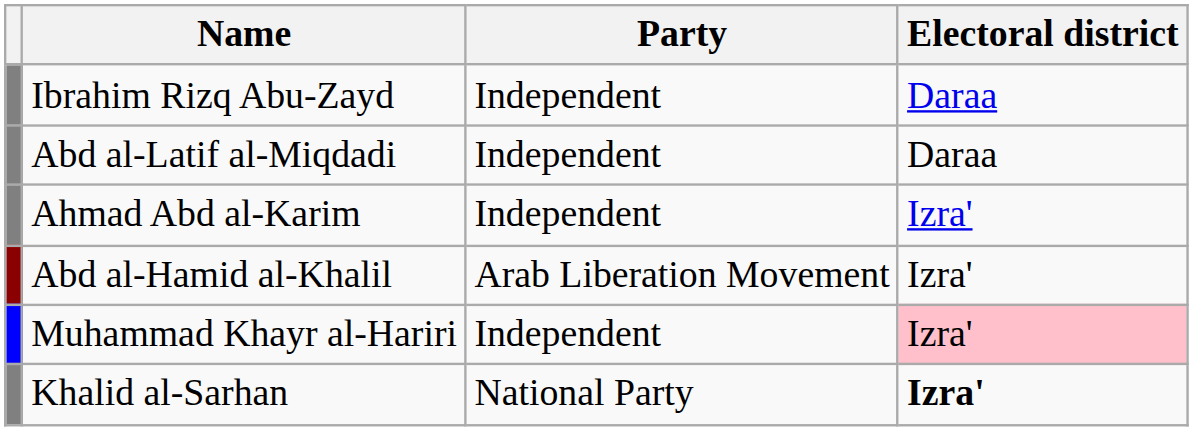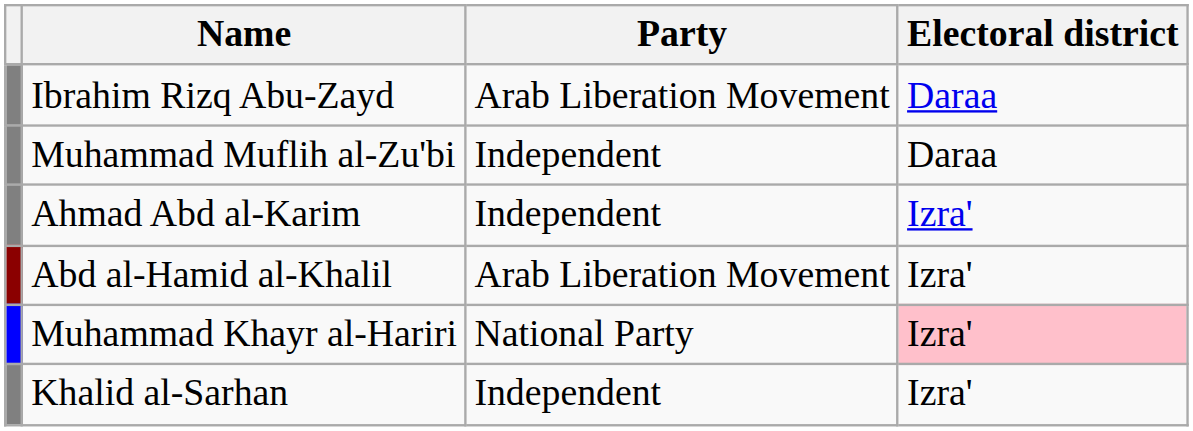(568, 94) Independent -> (682, 94) Arab Liberation Movement
- row: (214, 154)
+ row: (243, 154)
(568, 333) Independent -> (584, 333) National Party
(584, 393) National Party -> (568, 393) Independent
(946, 393) bold -> (940, 393) normal
